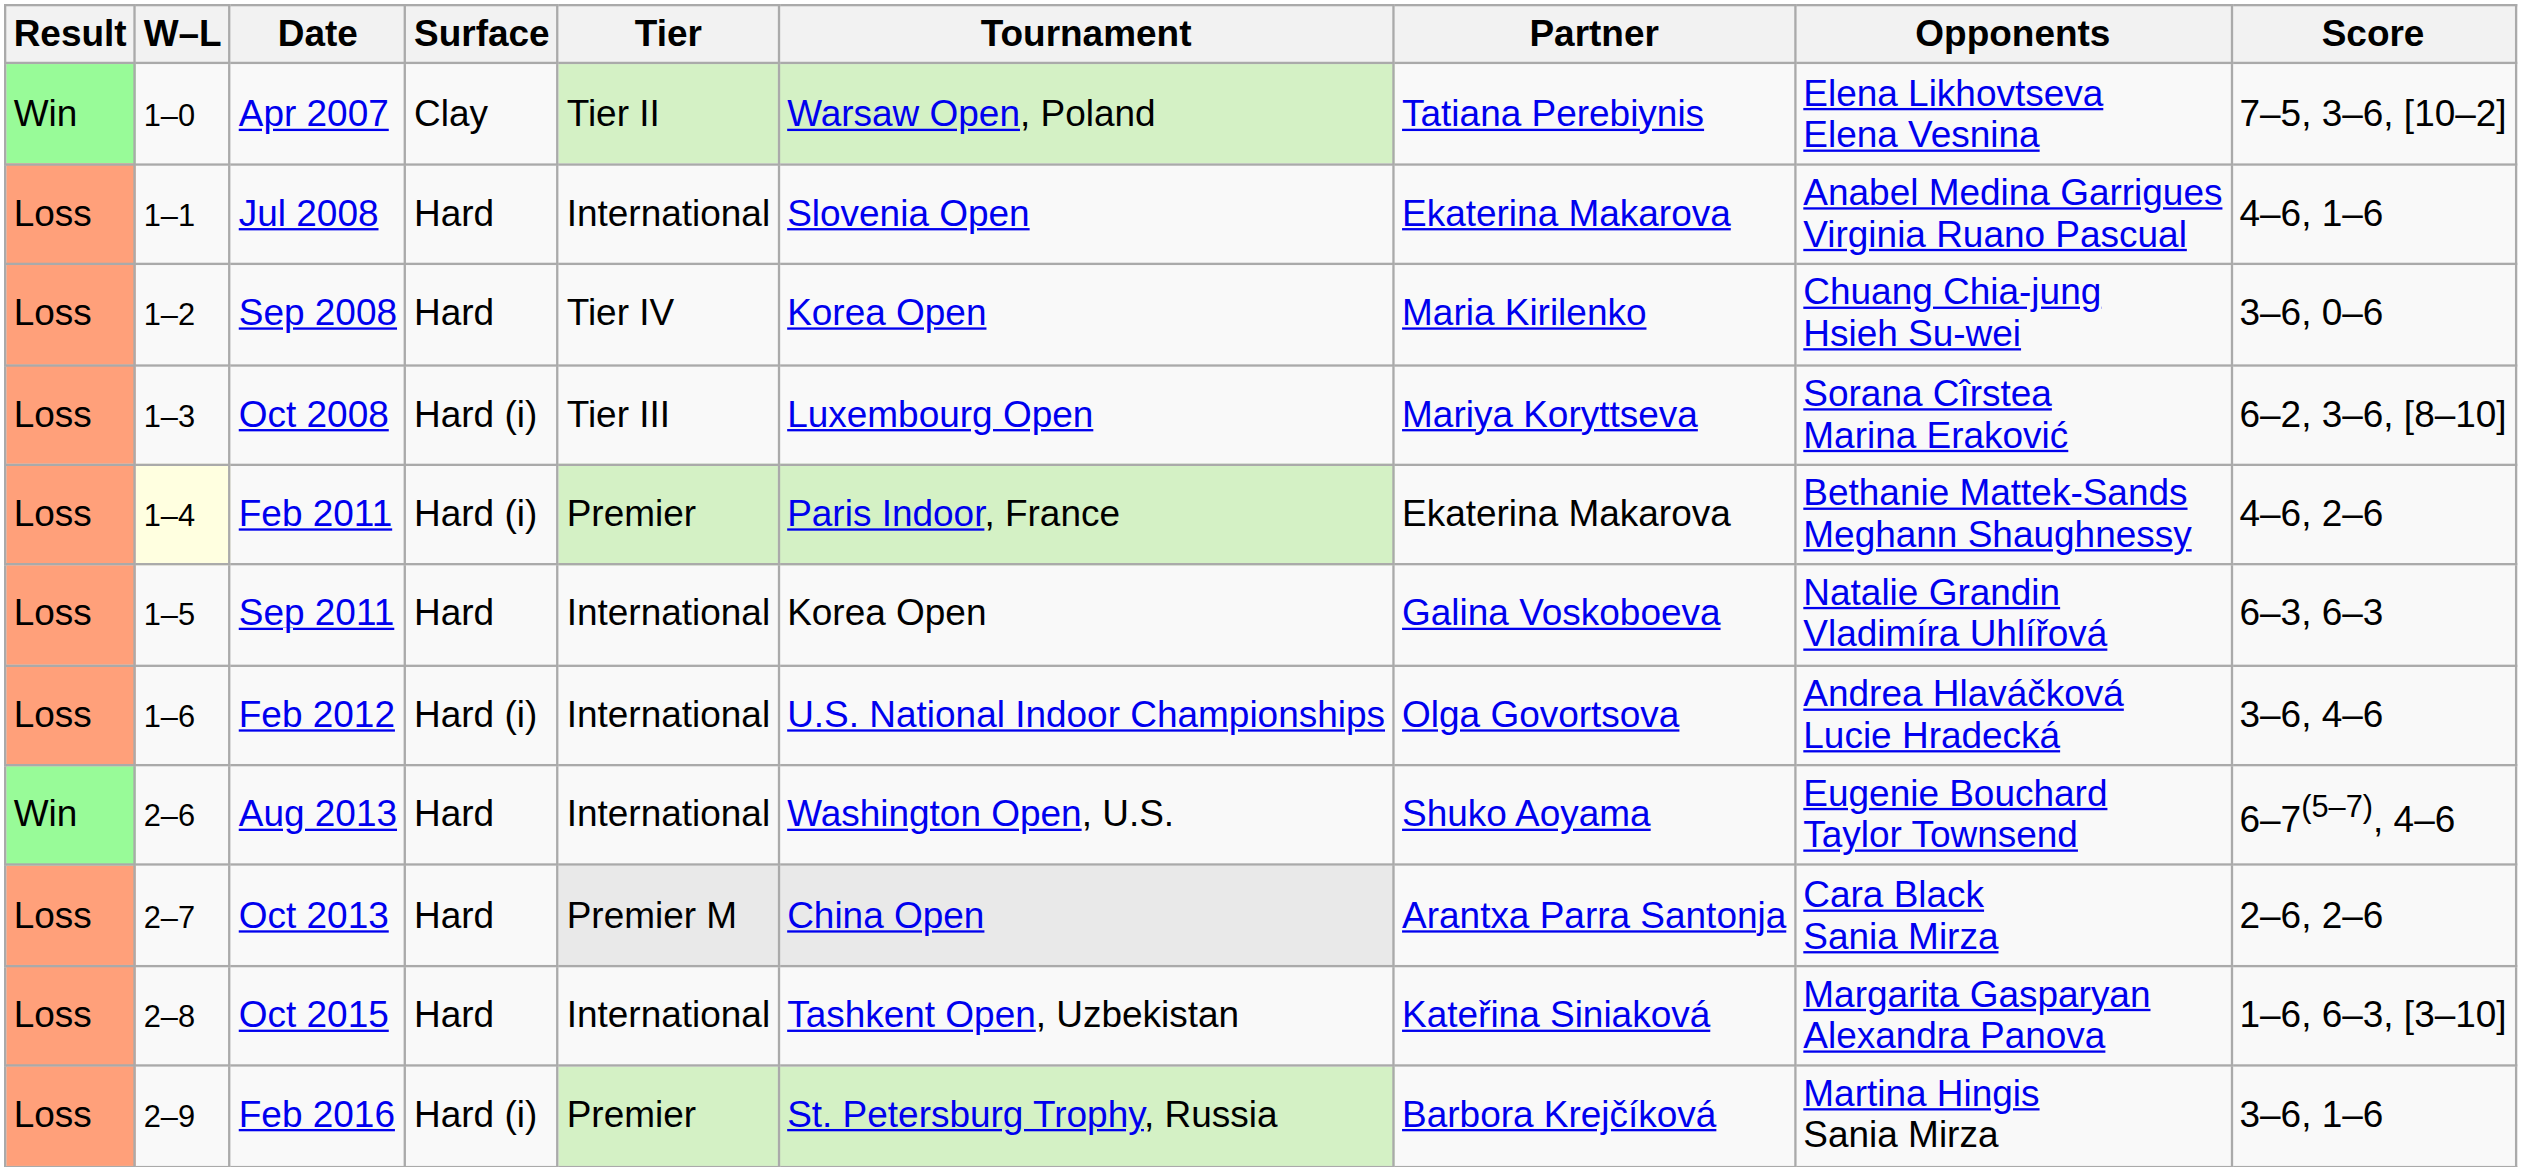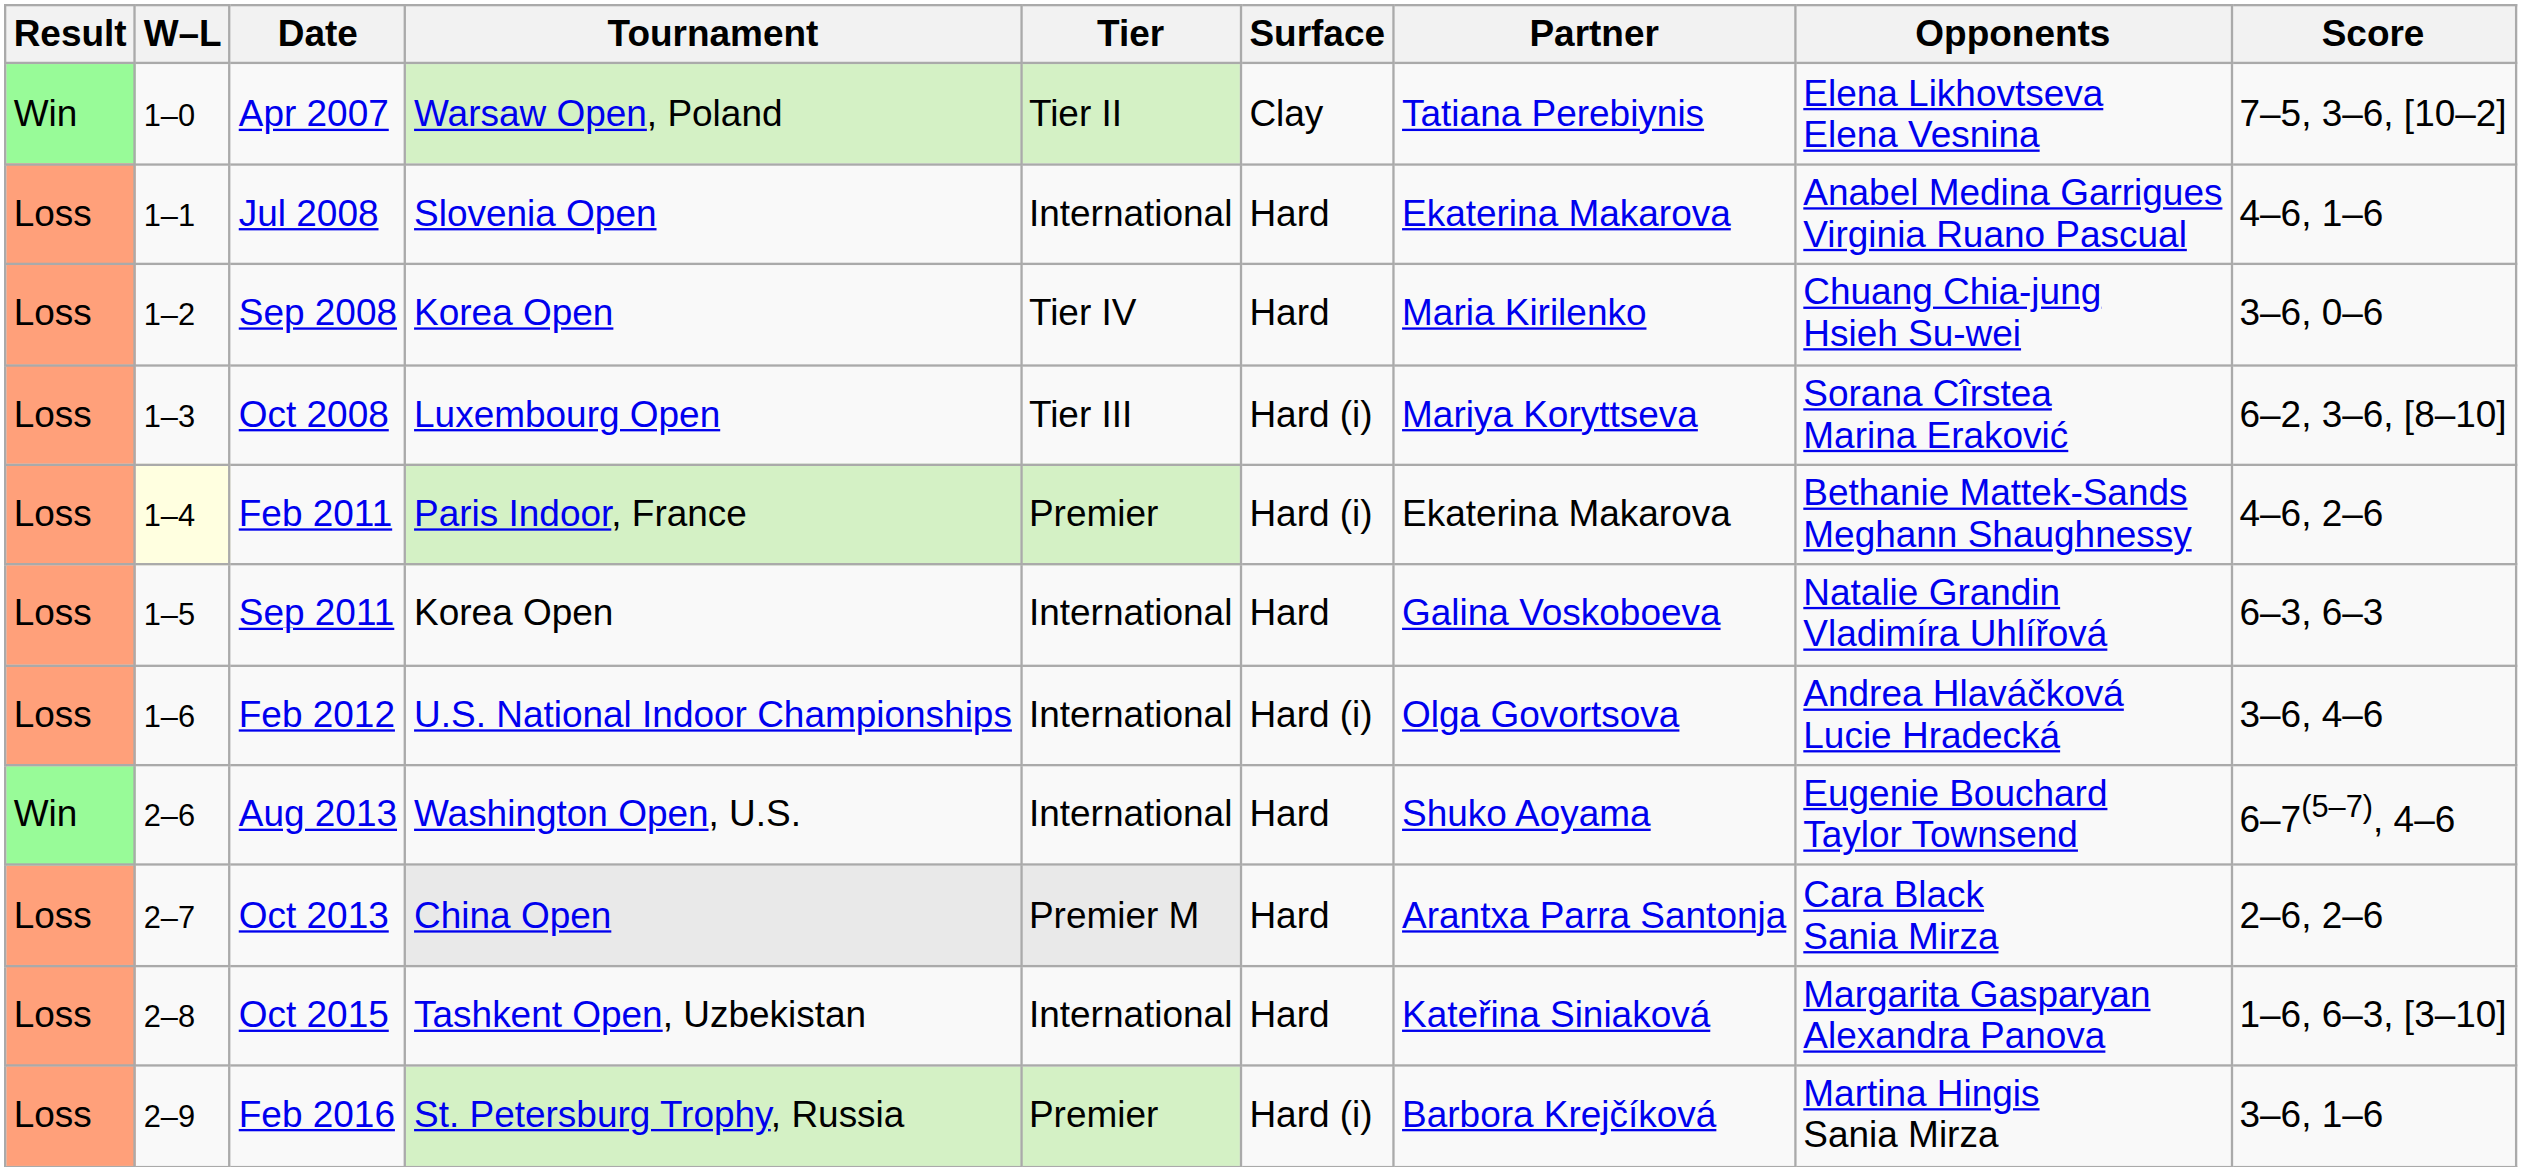columns swapped: (1086, 33) <-> (482, 33)
